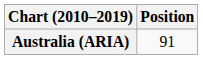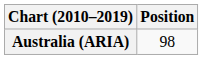(167, 41) 91 -> (167, 41) 98
